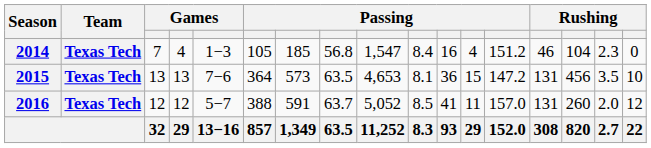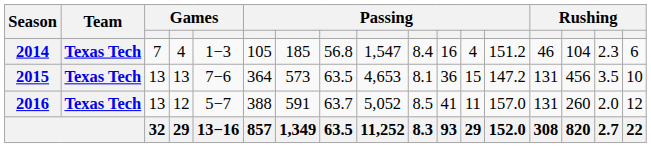(634, 51) 0 -> (634, 51) 6
(157, 103) 12 -> (157, 103) 13
